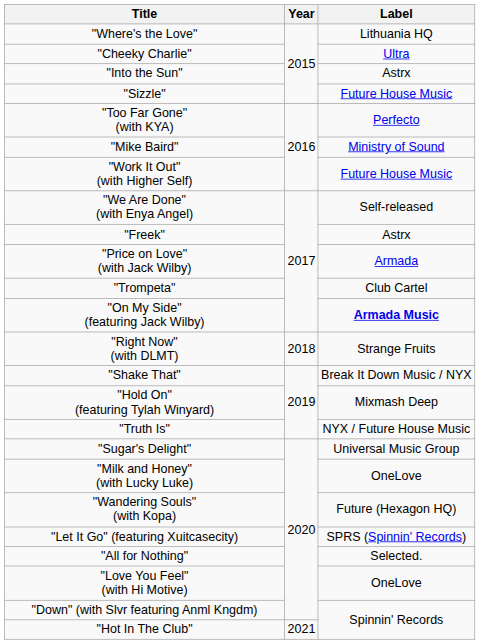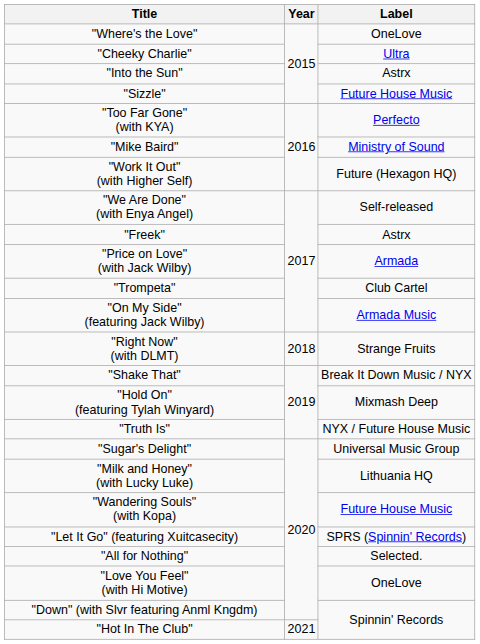(396, 34) Lithuania HQ -> (396, 34) OneLove
(396, 174) Future House Music -> (396, 174) Future (Hexagon HQ)
(396, 315) bold -> (396, 315) normal
(396, 475) OneLove -> (396, 475) Lithuania HQ
(396, 509) Future (Hexagon HQ) -> (396, 509) Future House Music
